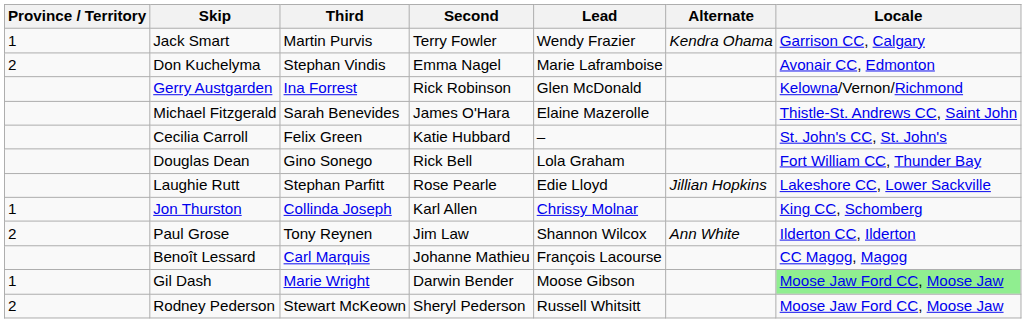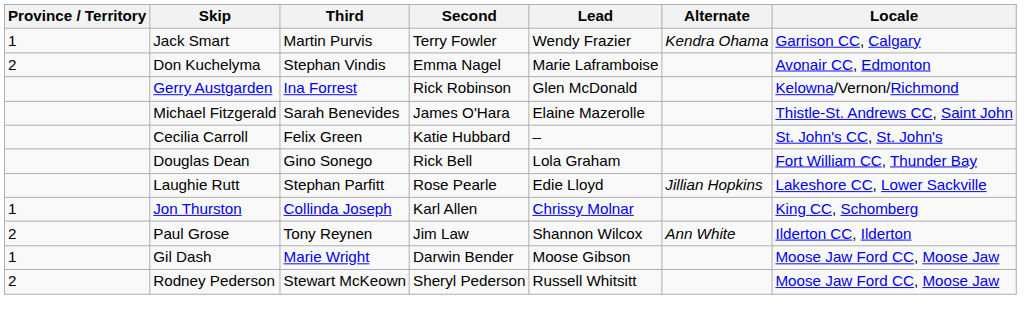- row: (204, 257)
(892, 281) lightgreen background -> (887, 257) no background
